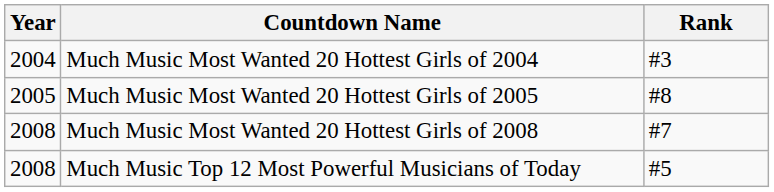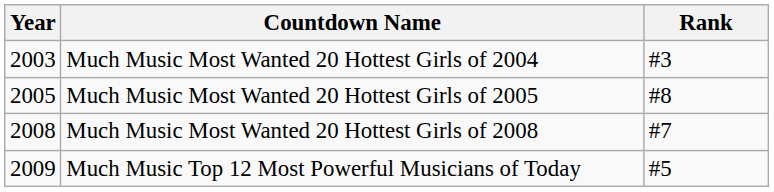(33, 58) 2004 -> (33, 58) 2003
(33, 167) 2008 -> (33, 167) 2009
